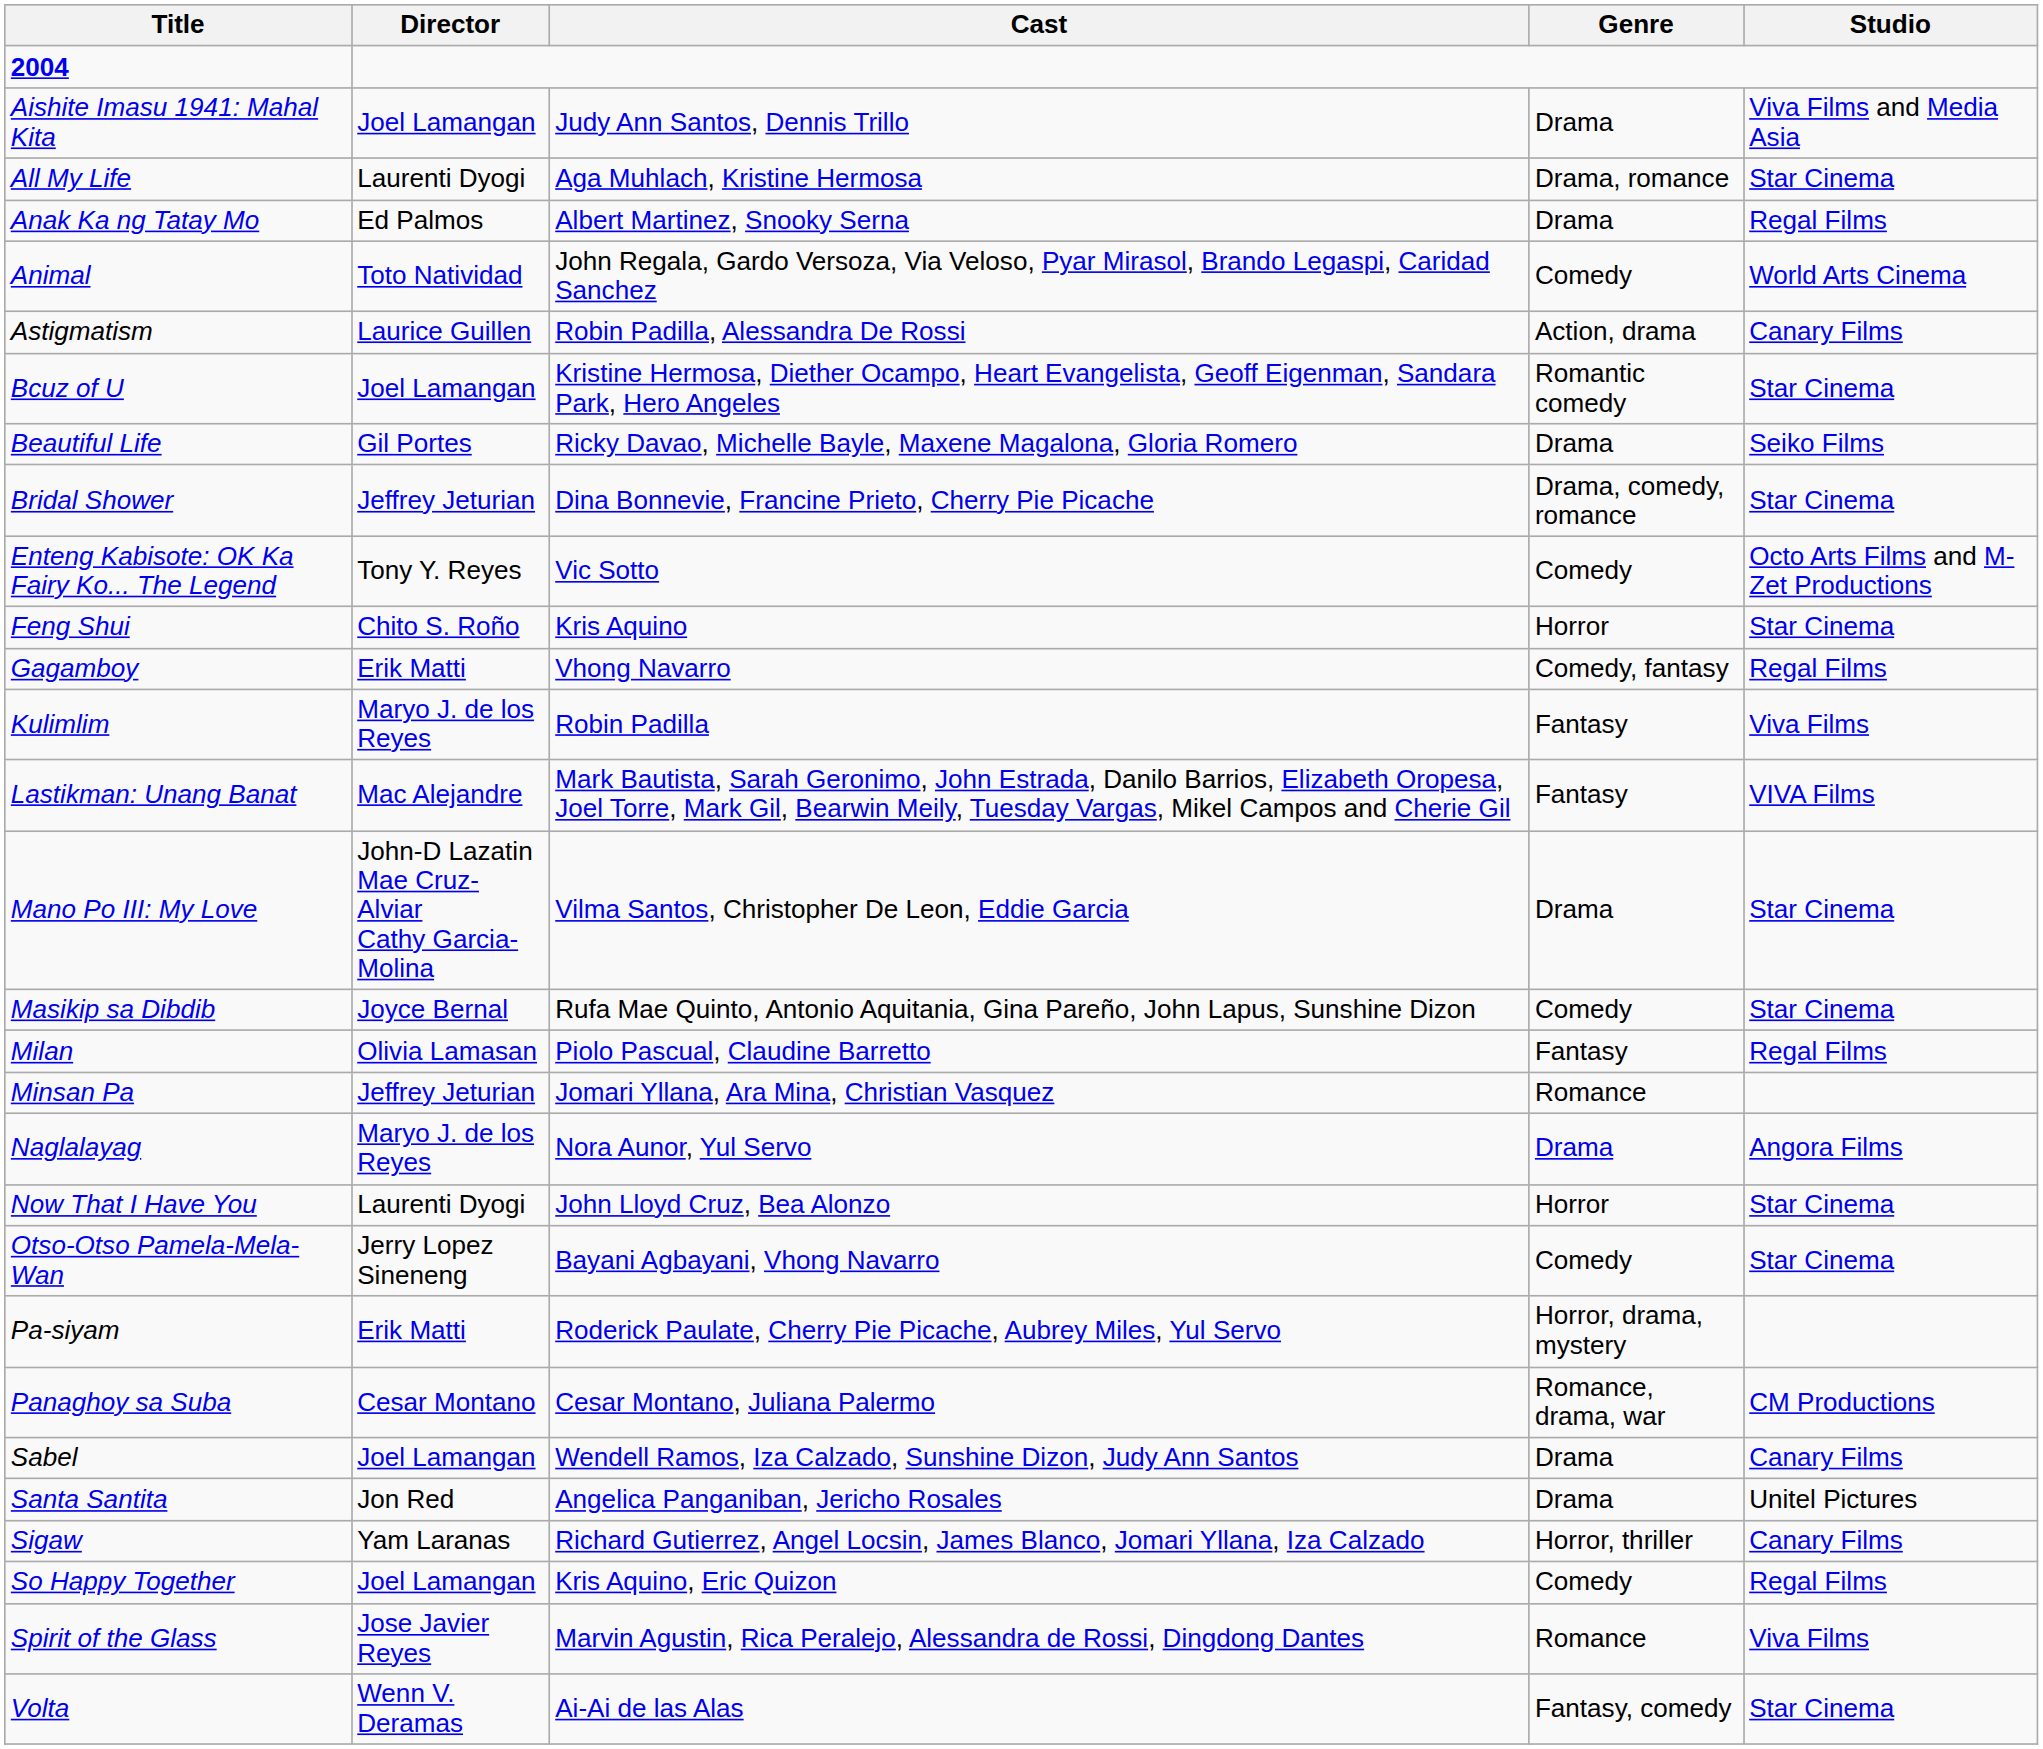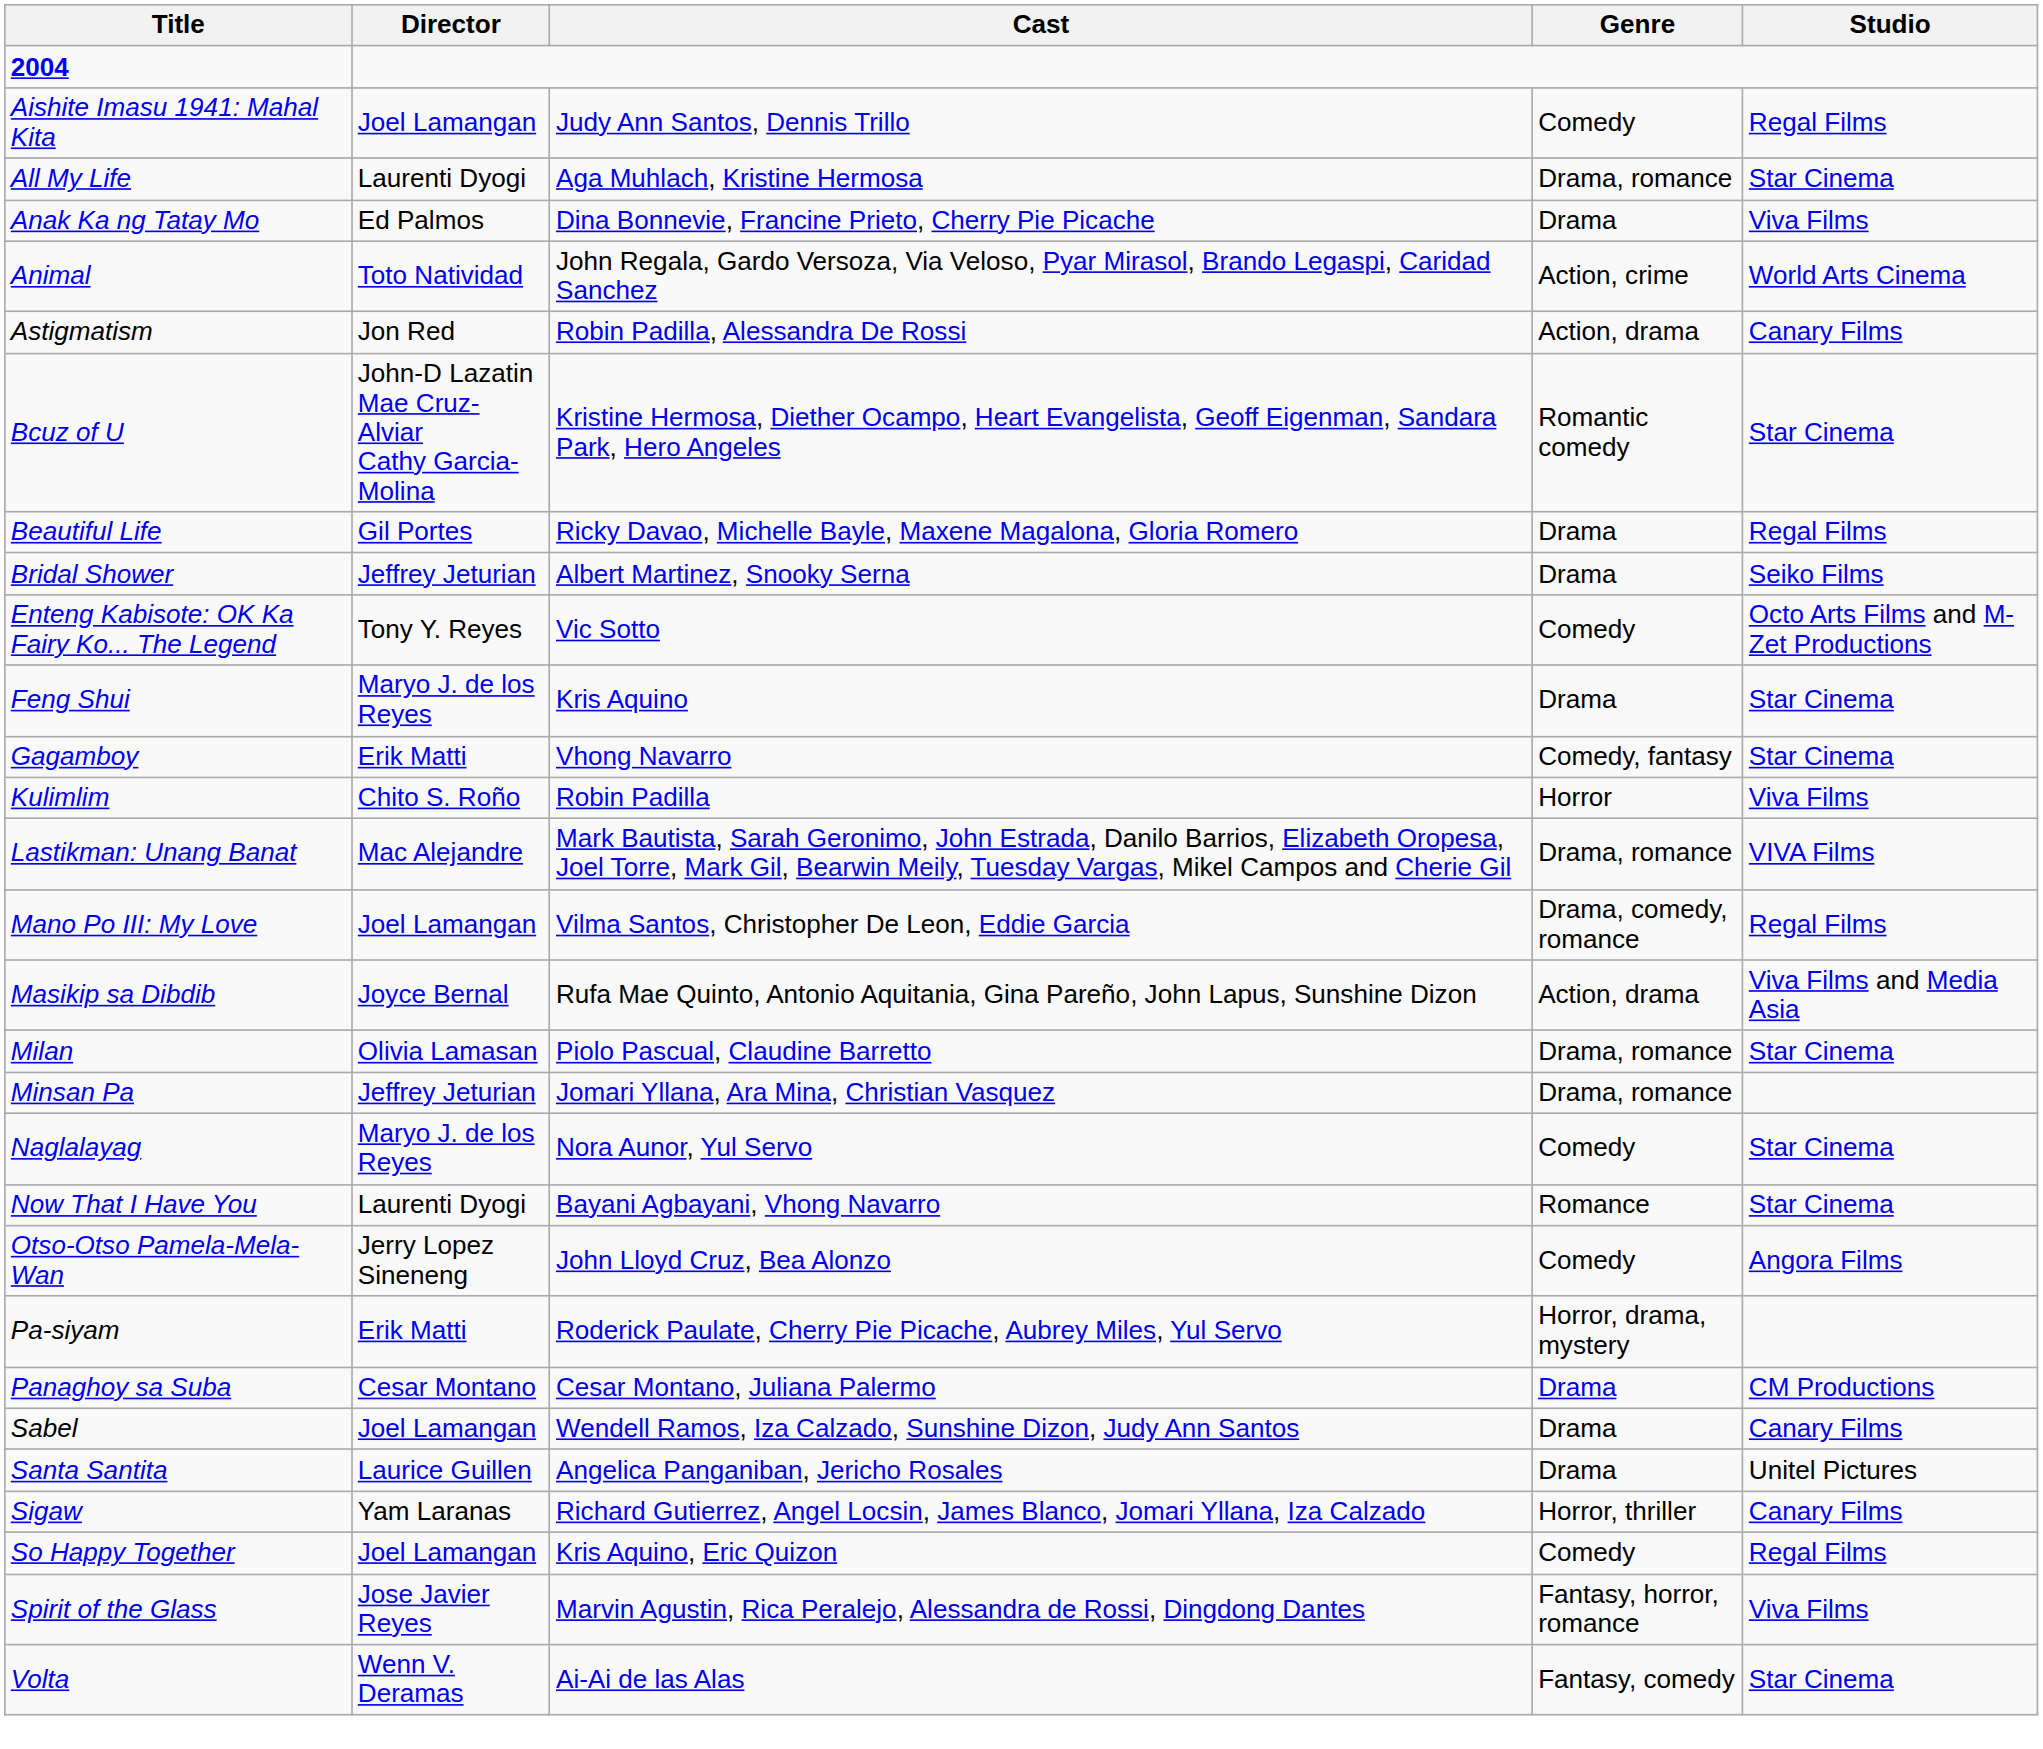(1574, 122) Drama -> (1587, 122) Comedy
(1874, 122) Viva Films and Media Asia -> (1818, 122) Regal Films
(732, 219) Albert Martinez, Snooky Serna -> (855, 219) Dina Bonnevie, Francine Prieto, Cherry Pie Picache
(1818, 219) Regal Films -> (1809, 219) Viva Films
(1583, 275) Comedy -> (1613, 275) Action, crime
(444, 332) Laurice Guillen -> (406, 332) Jon Red
(446, 388) Joel Lamangan -> (446, 432) John-D Lazatin Mae Cruz-Alviar Cathy Garcia-Molina
(1817, 444) Seiko Films -> (1818, 532) Regal Films
(855, 500) Dina Bonnevie, Francine Prieto, Cherry Pie Picache -> (733, 573) Albert Martinez, Snooky Serna
(1630, 500) Drama, comedy, romance -> (1577, 573) Drama
(1822, 500) Star Cinema -> (1816, 573) Seiko Films
(438, 626) Chito S. Roño -> (446, 700) Maryo J. de los Reyes
(1572, 626) Horror -> (1577, 700) Drama
(1818, 668) Regal Films -> (1821, 756) Star Cinema
(446, 724) Maryo J. de los Reyes -> (439, 797) Chito S. Roño
(1581, 724) Fantasy -> (1575, 797) Horror
(1581, 794) Fantasy -> (1635, 853) Drama, romance
(445, 909) John-D Lazatin Mae Cruz-Alviar Cathy Garcia-Molina -> (447, 924) Joel Lamangan
(1574, 909) Drama -> (1633, 924) Drama, comedy, romance
(1822, 909) Star Cinema -> (1818, 924) Regal Films
(1583, 1009) Comedy -> (1619, 995) Action, drama
(1822, 1009) Star Cinema -> (1873, 995) Viva Films and Media Asia
(1581, 1051) Fantasy -> (1635, 1051) Drama, romance
(1818, 1051) Regal Films -> (1821, 1051) Star Cinema
(1591, 1092) Romance -> (1635, 1092) Drama, romance
(1574, 1148) Drama -> (1587, 1148) Comedy
(1826, 1148) Angora Films -> (1821, 1148) Star Cinema
(723, 1204) John Lloyd Cruz, Bea Alonzo -> (748, 1204) Bayani Agbayani, Vhong Navarro
(1572, 1204) Horror -> (1594, 1204) Romance
(747, 1260) Bayani Agbayani, Vhong Navarro -> (723, 1260) John Lloyd Cruz, Bea Alonzo
(1822, 1260) Star Cinema -> (1826, 1260) Angora Films
(1600, 1401) Romance, drama, war -> (1577, 1387) Drama
(406, 1499) Jon Red -> (445, 1469) Laurice Guillen
(1591, 1638) Romance -> (1628, 1608) Fantasy, horror, romance
